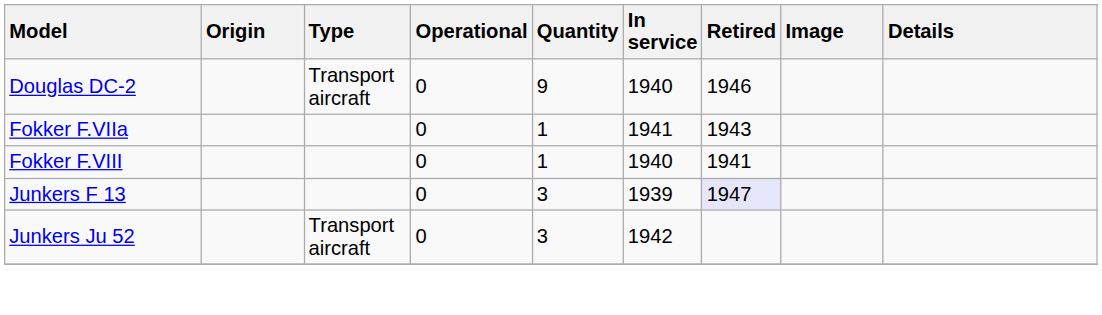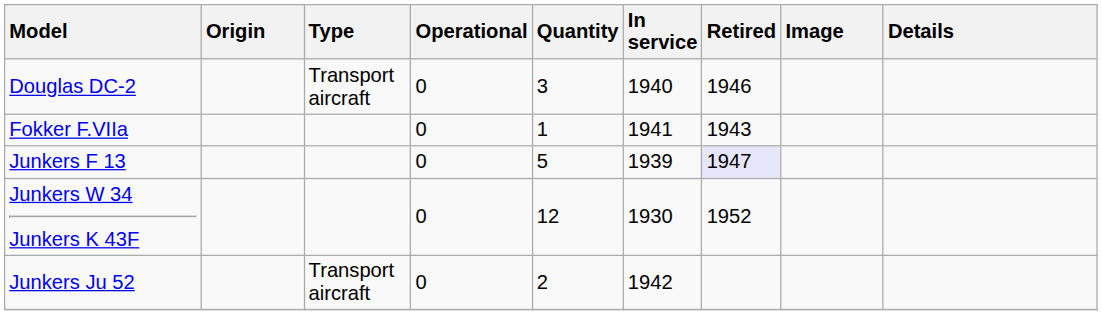(542, 86) 9 -> (542, 86) 3
- row: (66, 161)
(542, 193) 3 -> (542, 161) 5
+ row: (103, 216)
(542, 237) 3 -> (542, 282) 2
